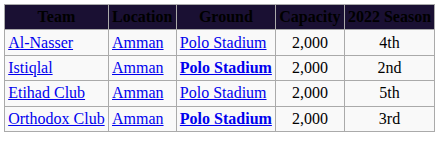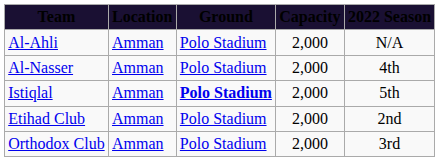+ row: (33, 42)
(390, 67) 2nd -> (389, 93) 5th
(389, 93) 5th -> (390, 118) 2nd
(226, 118) bold -> (223, 144) normal
